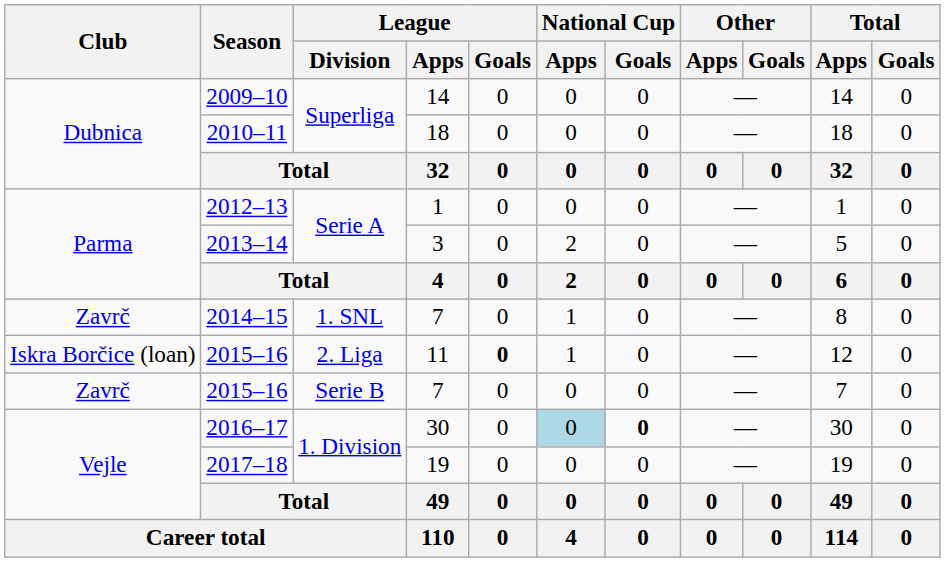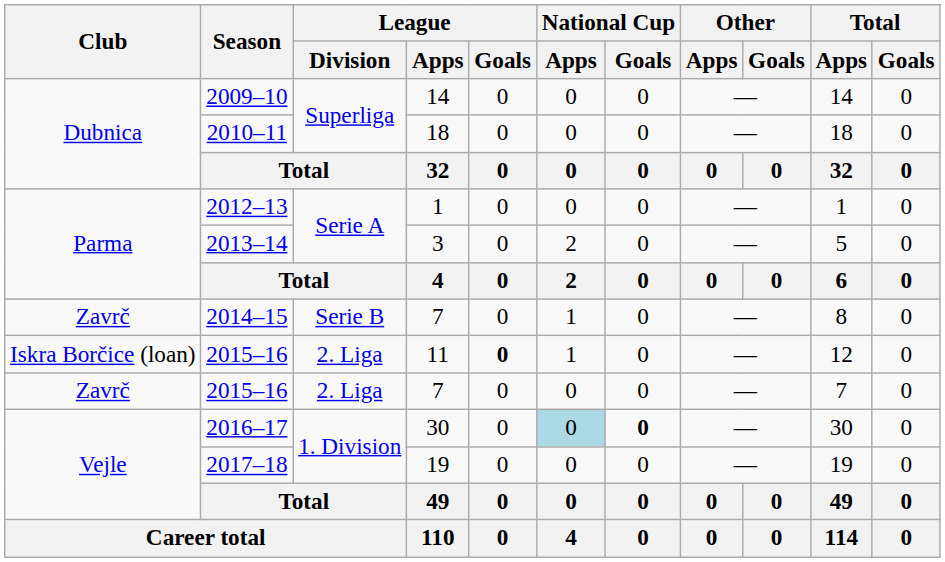(350, 317) 1. SNL -> (350, 317) Serie B
(350, 390) Serie B -> (350, 390) 2. Liga
